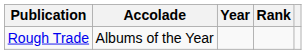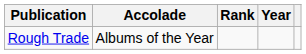columns swapped: (235, 15) <-> (274, 15)
